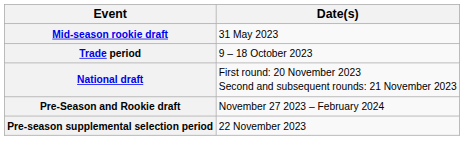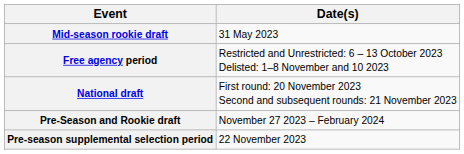+ row: (110, 61)
- row: (110, 54)
